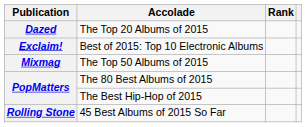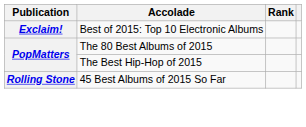- row: (144, 29)
- row: (144, 63)
